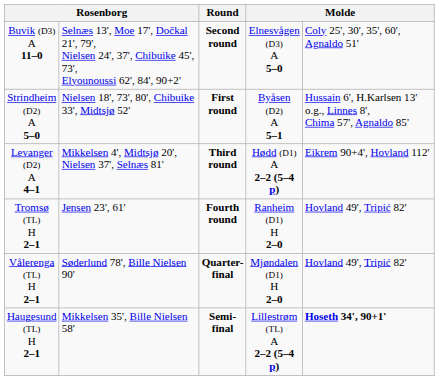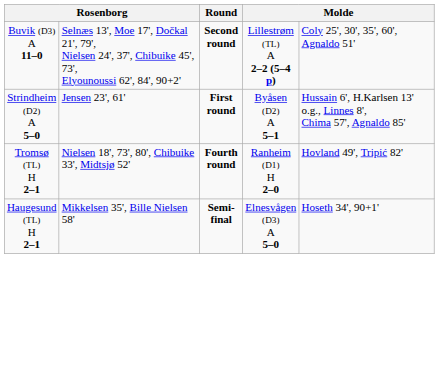(274, 49) Elnesvågen (D3) A 5–0 -> (271, 55) Lillestrøm (TL) A 2–2 (5–4 p)
(128, 104) Nielsen 18', 73', 80', Chibuike 33', Midtsjø 52' -> (94, 97) Jensen 23', 61'
- row: (32, 171)
(94, 207) Jensen 23', 61' -> (128, 158) Nielsen 18', 73', 80', Chibuike 33', Midtsjø 52'
- row: (32, 280)
(274, 341) Lillestrøm (TL) A 2–2 (5–4 p) -> (271, 226) Elnesvågen (D3) A 5–0
(346, 317) bold -> (340, 207) normal
